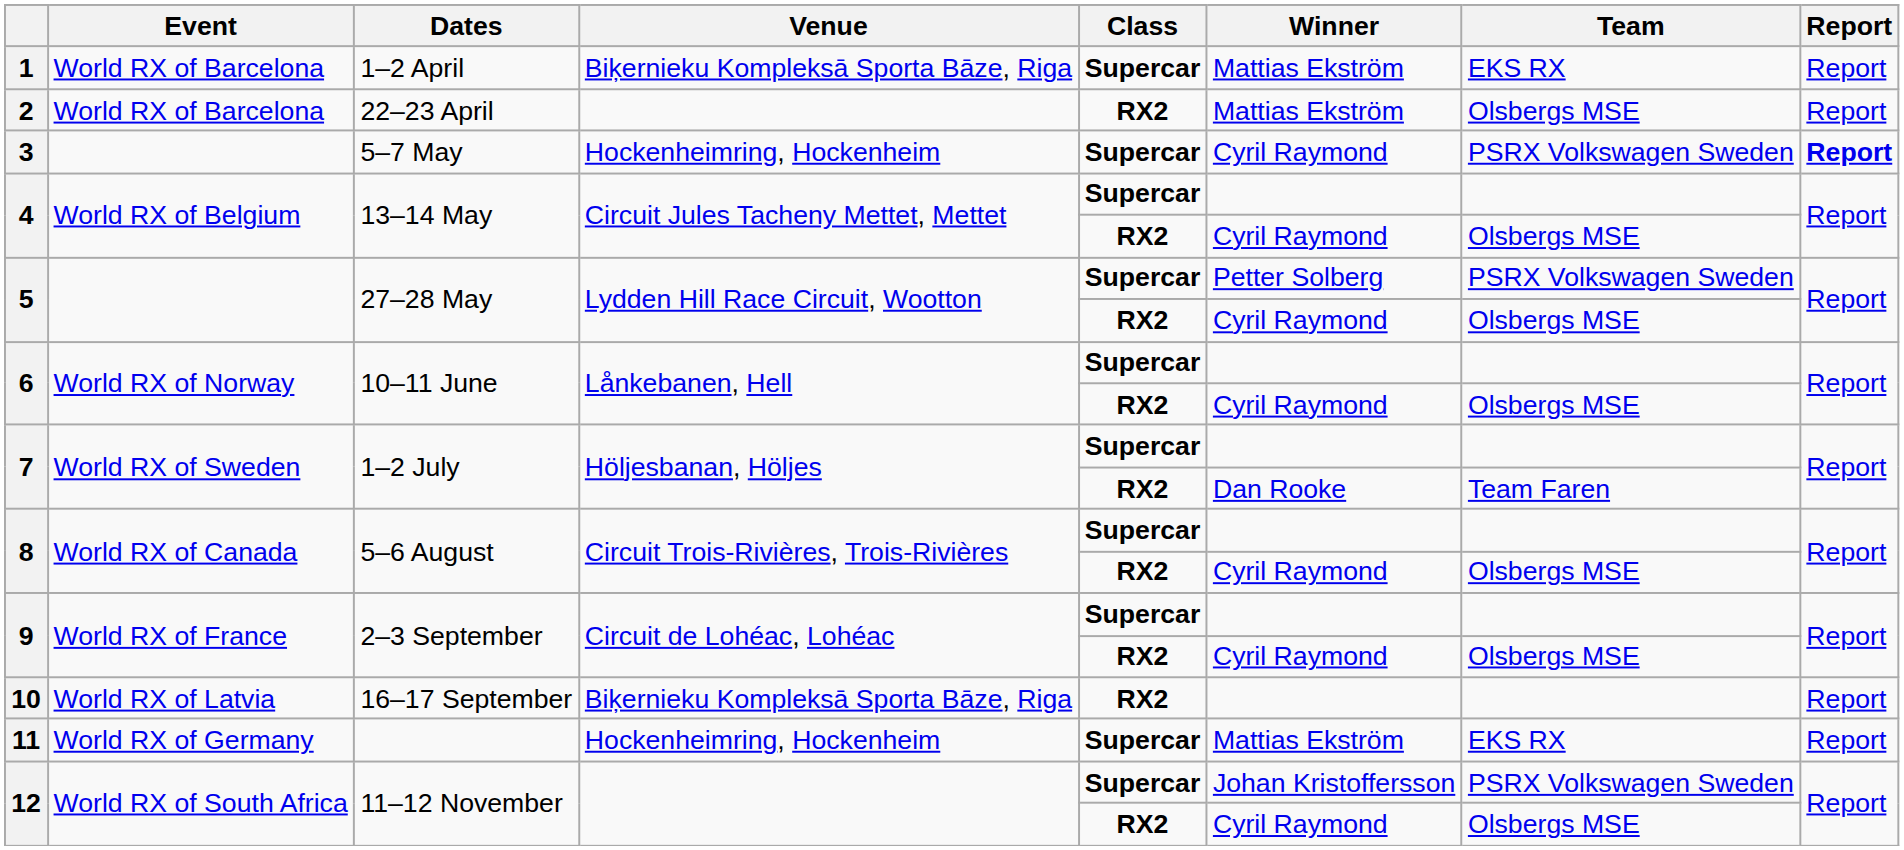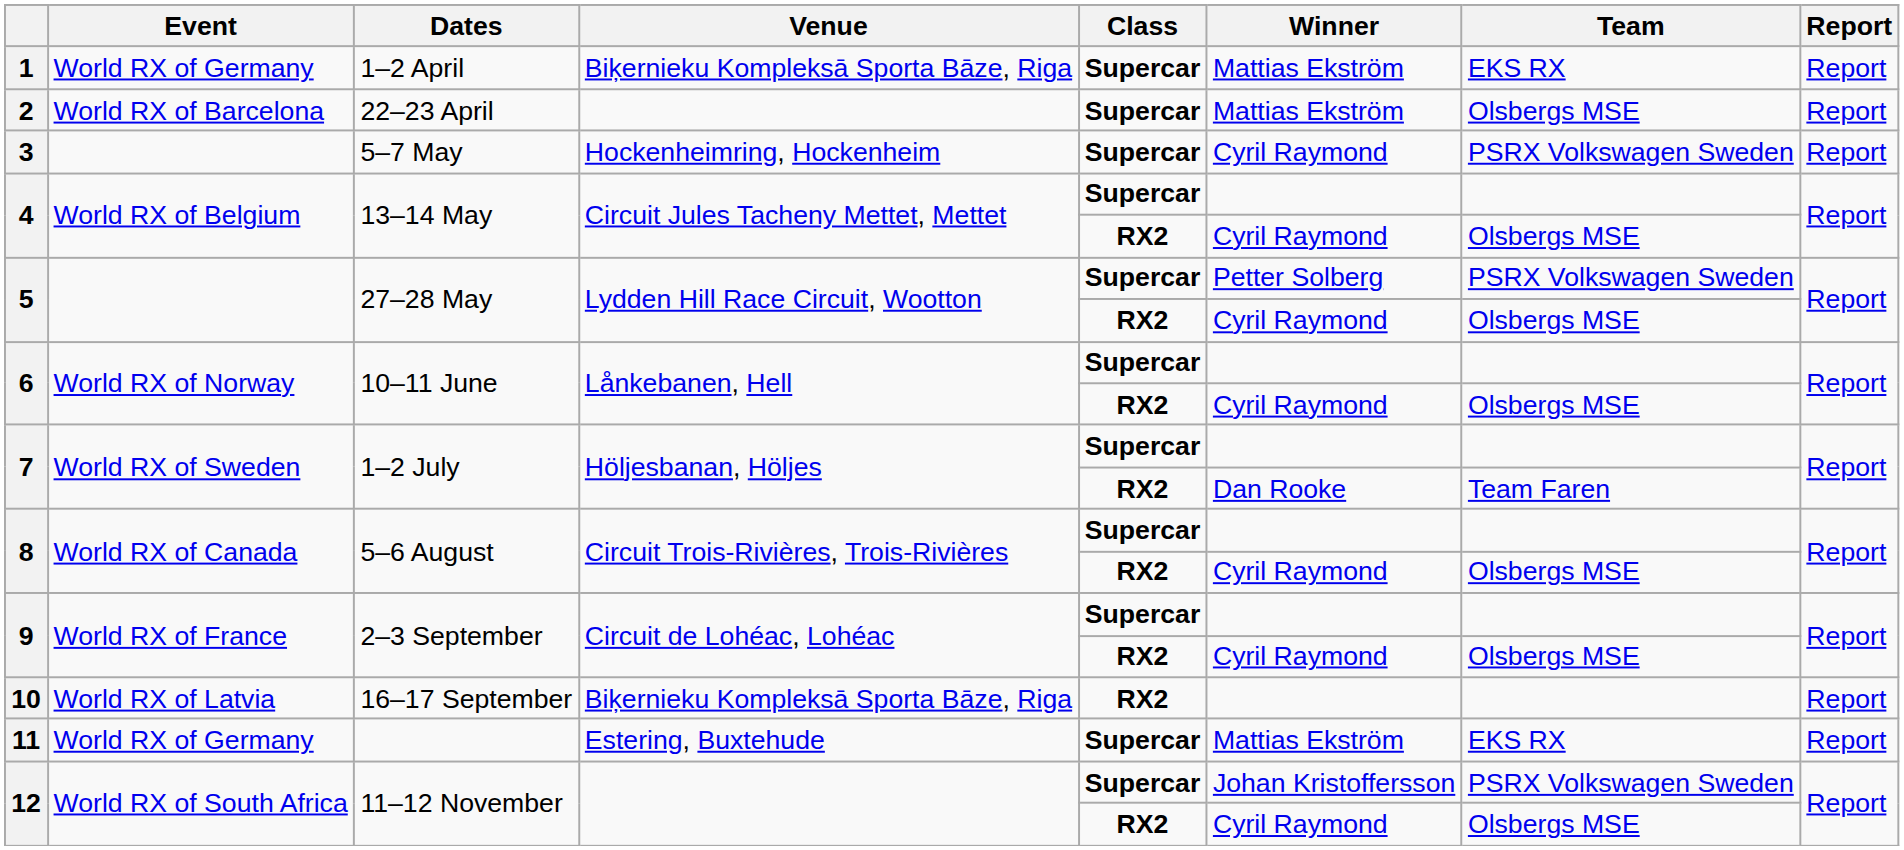(189, 68) World RX of Barcelona -> (184, 68) World RX of Germany
(1142, 110) RX2 -> (1143, 110) Supercar
(1849, 152) bold -> (1846, 152) normal
(763, 740) Hockenheimring, Hockenheim -> (705, 740) Estering, Buxtehude
